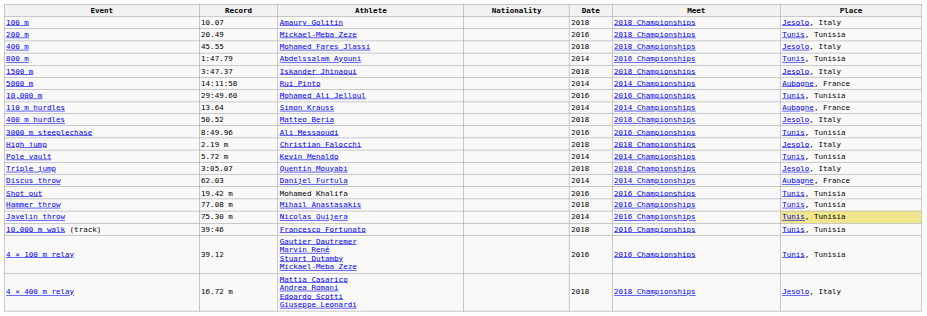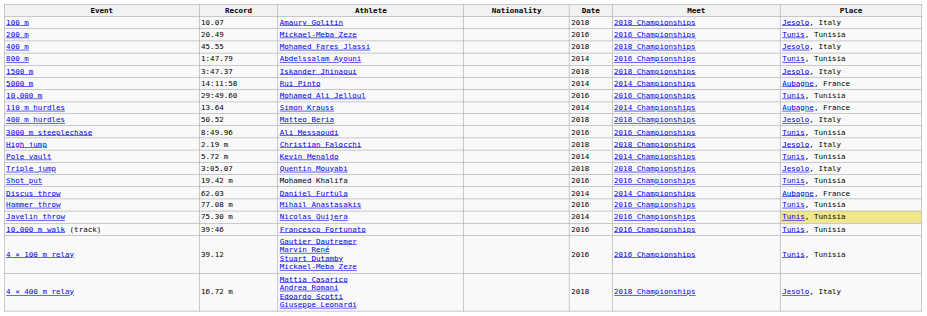(655, 35) 2018 Championships -> (655, 35) 2016 Championships
rows swapped: (24, 193) <-> (33, 181)
(580, 205) 2018 -> (580, 205) 2016
(580, 230) 2018 -> (580, 230) 2016
